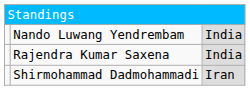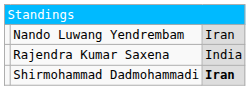(224, 35) India -> (220, 35) Iran
(220, 75) normal -> (220, 75) bold
